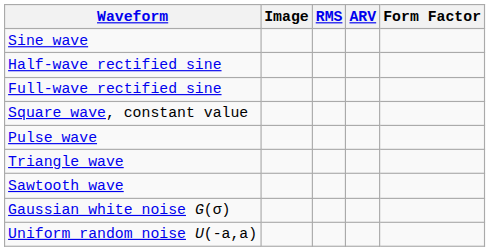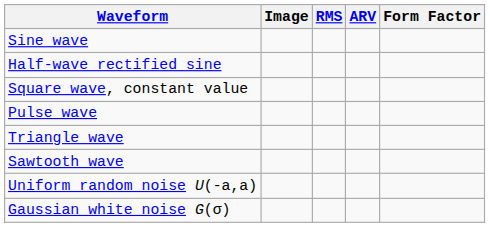- row: (115, 89)
rows swapped: (133, 234) <-> (119, 210)
